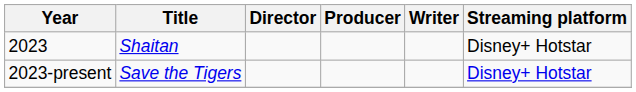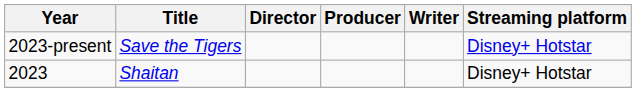rows swapped: (60, 73) <-> (28, 45)
